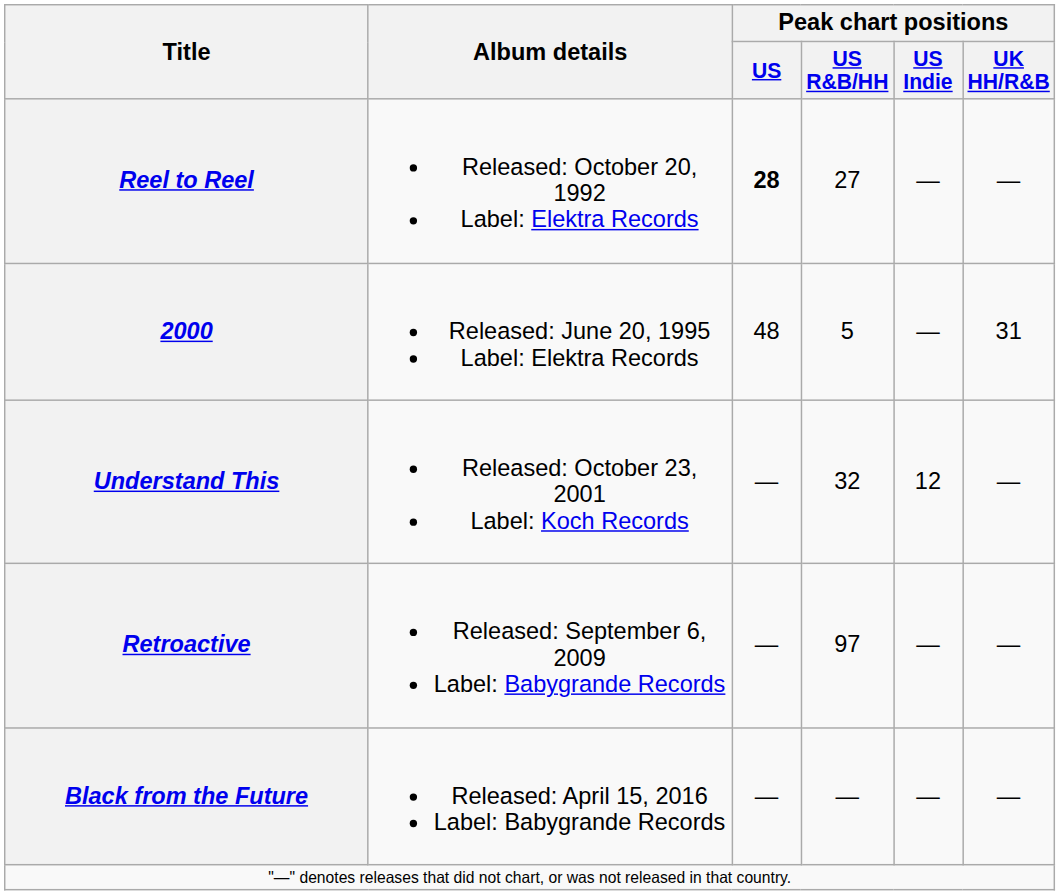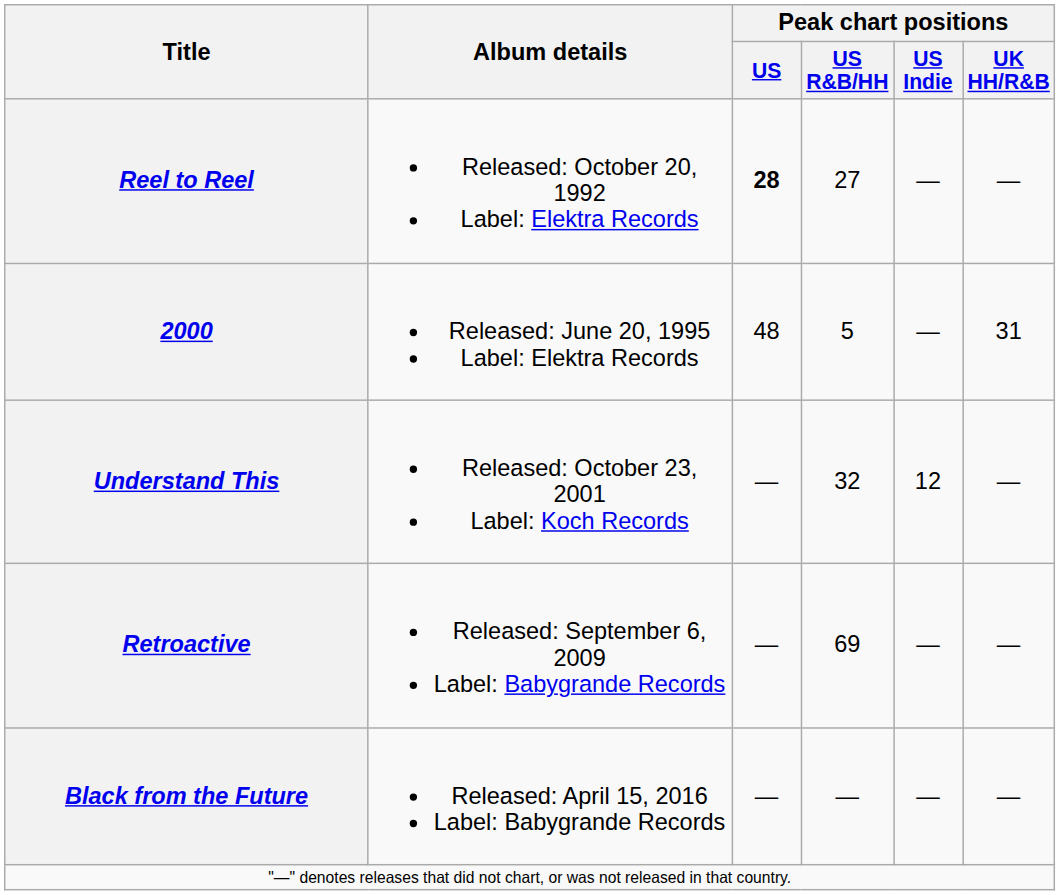(847, 645) 97 -> (847, 645) 69
